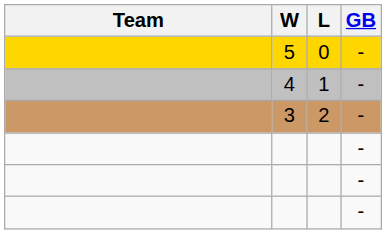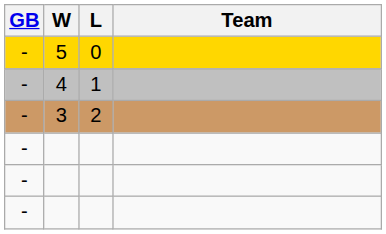columns swapped: (138, 20) <-> (361, 20)
